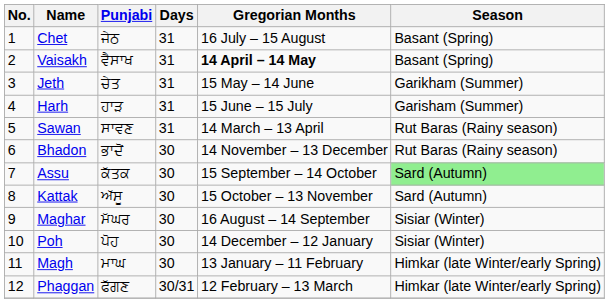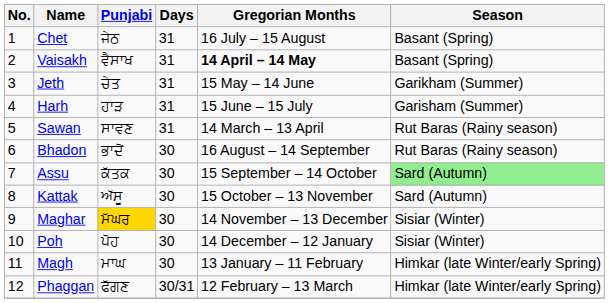(294, 151) 14 November – 13 December -> (285, 151) 16 August – 14 September
(116, 219) no background -> (116, 219) gold background
(285, 219) 16 August – 14 September -> (294, 219) 14 November – 13 December
